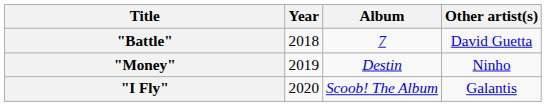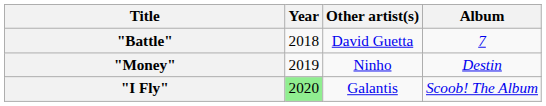columns swapped: (492, 16) <-> (382, 16)
(304, 88) no background -> (304, 88) lightgreen background
